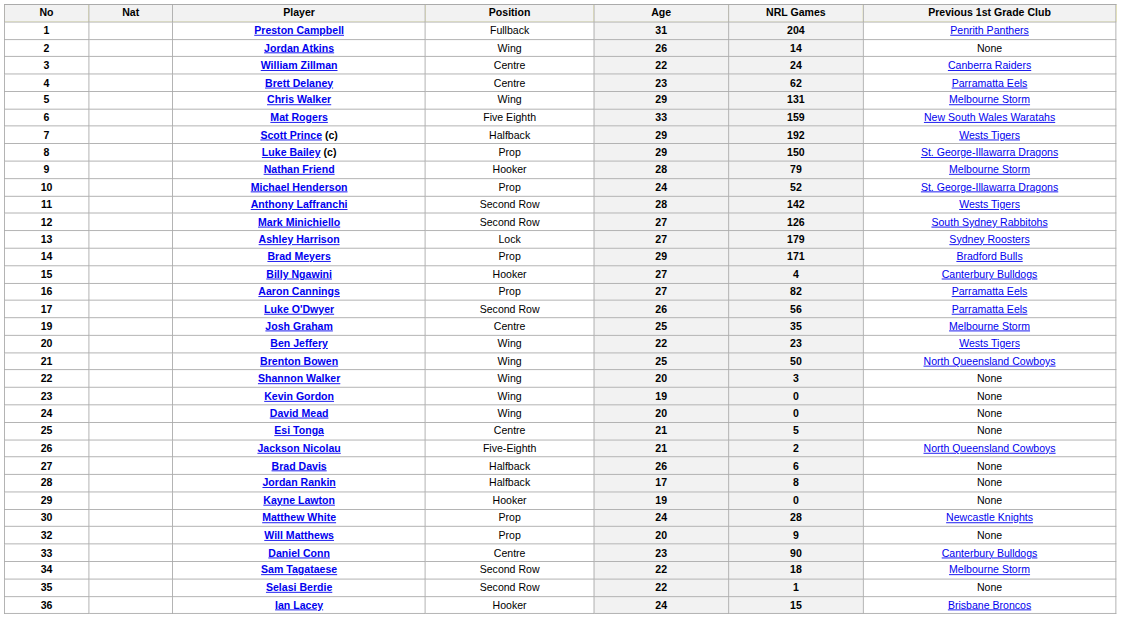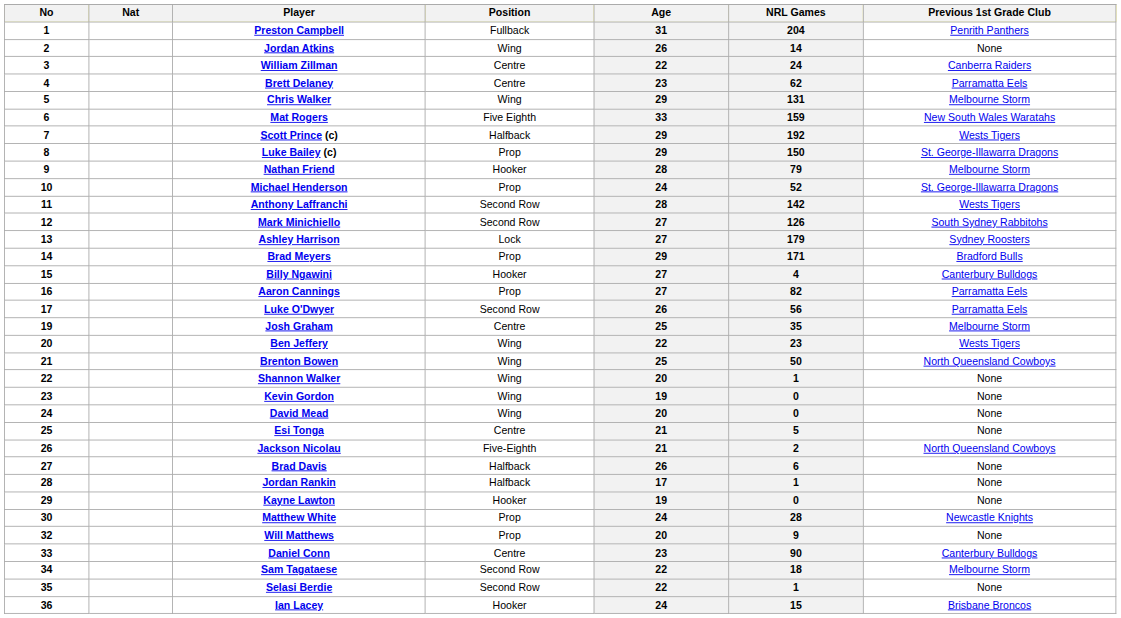(796, 379) 3 -> (796, 379) 1
(796, 483) 8 -> (796, 483) 1
